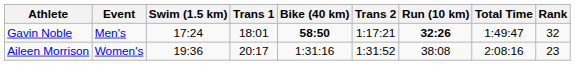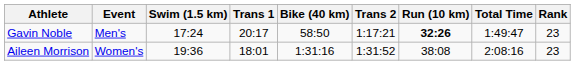(254, 33) 18:01 -> (254, 33) 20:17
(315, 33) bold -> (315, 33) normal
(553, 33) 32 -> (553, 33) 23
(254, 51) 20:17 -> (254, 51) 18:01
